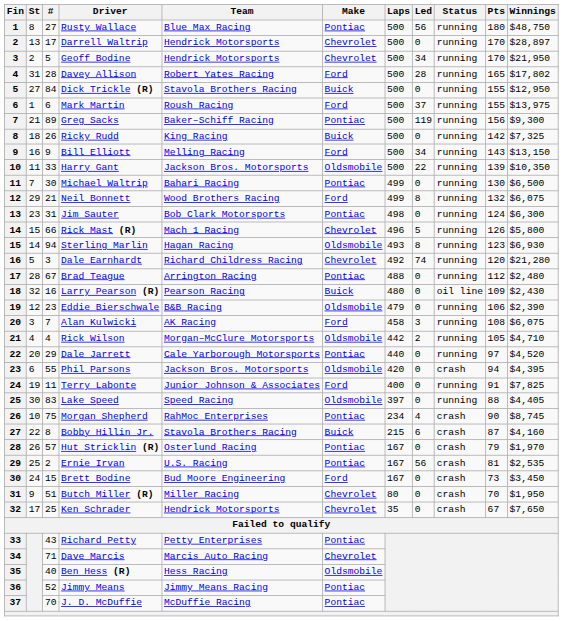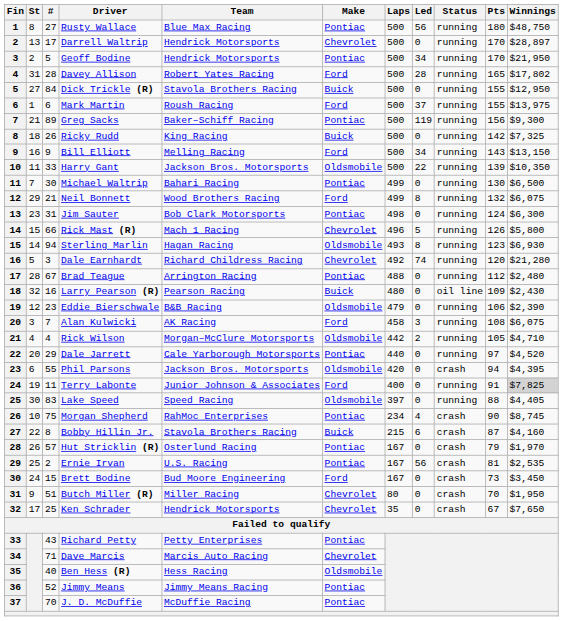(351, 59) Chevrolet -> (345, 59) Pontiac
(527, 386) no background -> (527, 386) lightgrey background
